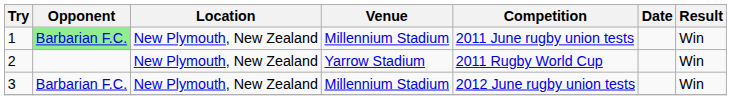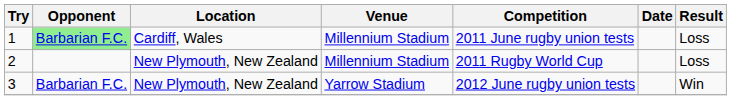(226, 39) New Plymouth, New Zealand -> (178, 39) Cardiff, Wales
(692, 39) Win -> (694, 39) Loss
(375, 61) Yarrow Stadium -> (387, 61) Millennium Stadium
(692, 61) Win -> (694, 61) Loss
(387, 84) Millennium Stadium -> (375, 84) Yarrow Stadium
